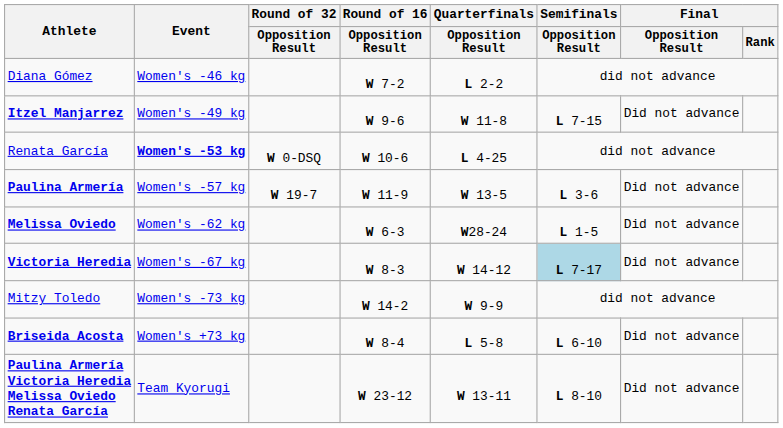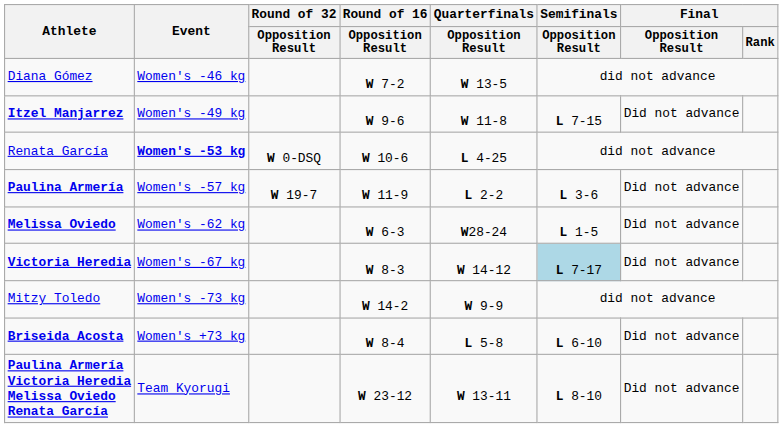(484, 84) L 2-2 -> (484, 84) W 13-5
(484, 196) W 13-5 -> (484, 196) L 2-2
